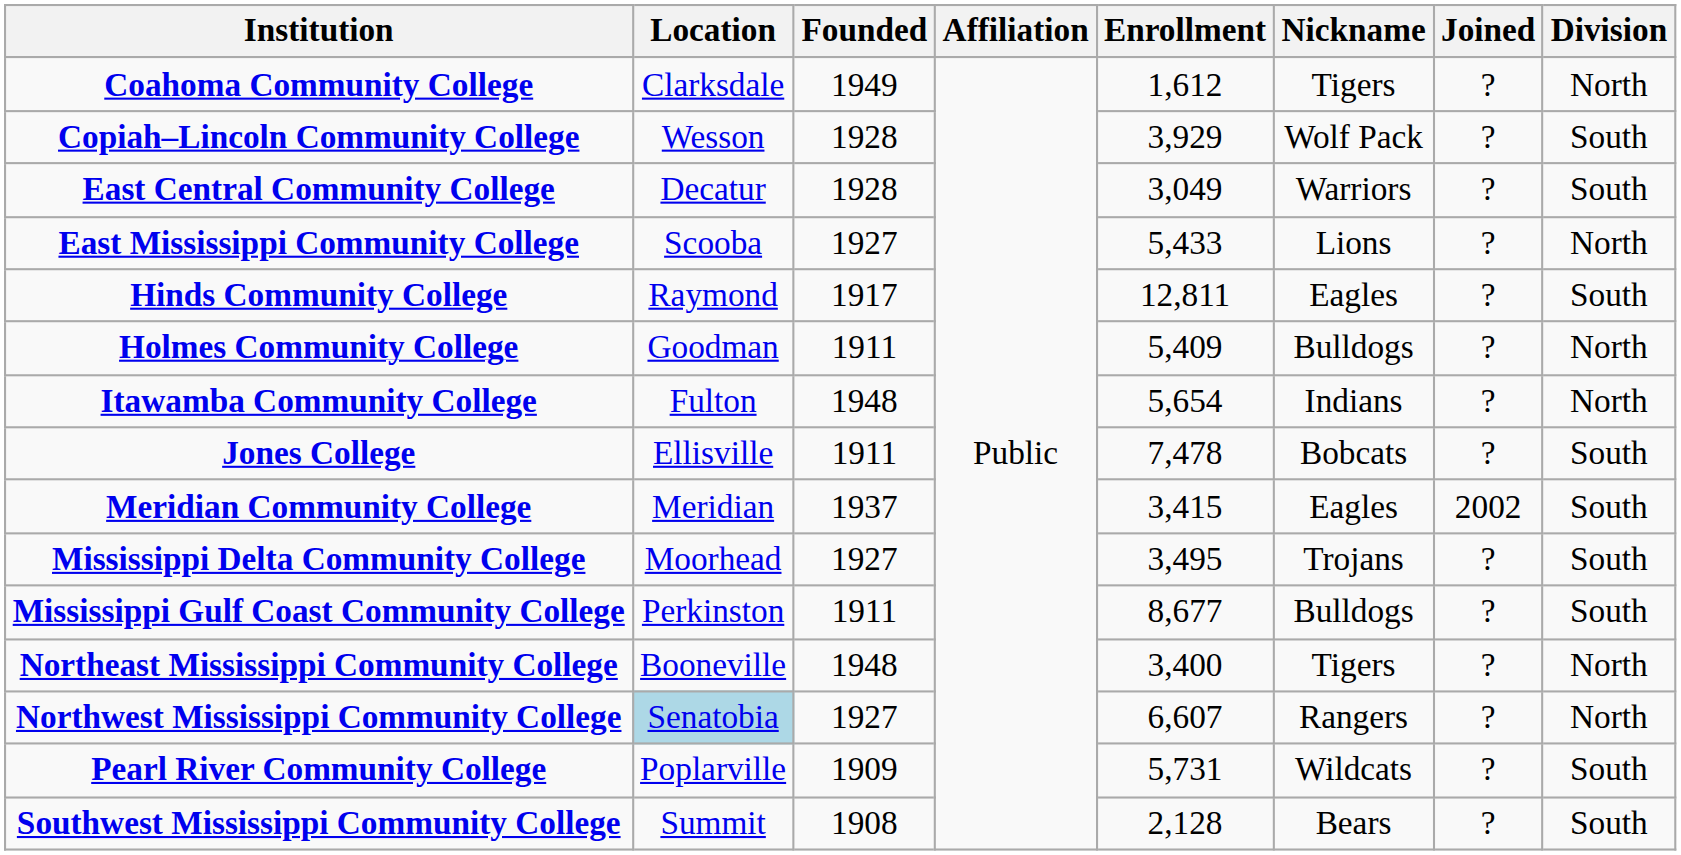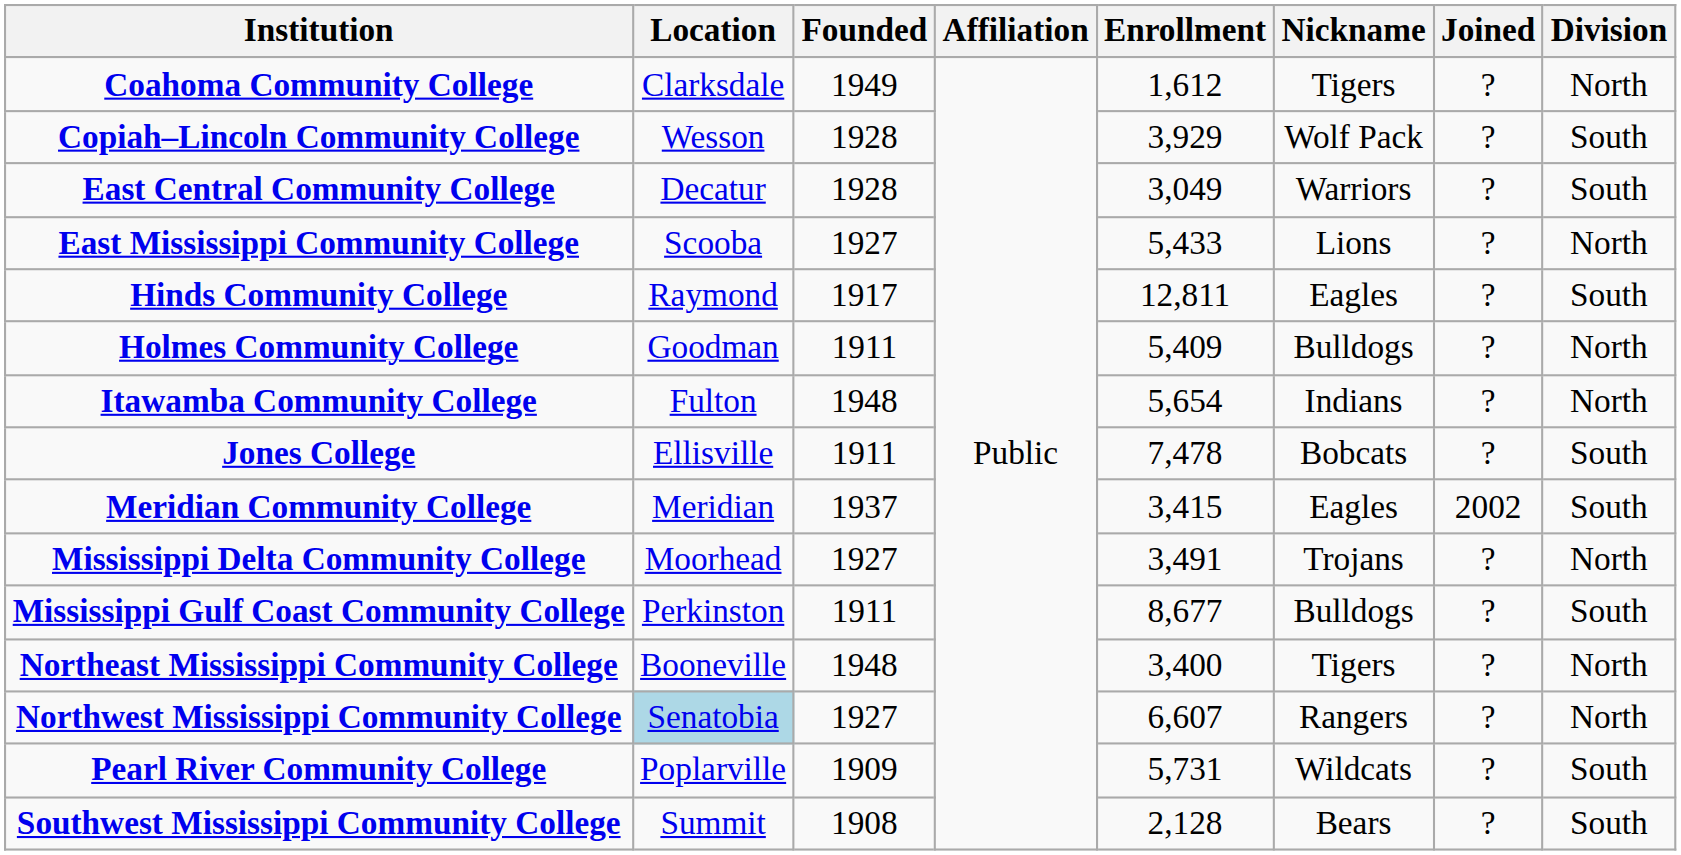(1185, 558) 3,495 -> (1185, 558) 3,491
(1609, 558) South -> (1609, 558) North
